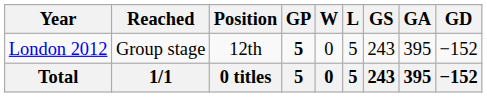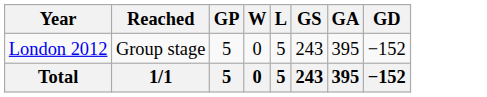- column: (246, 19)
(299, 48) bold -> (227, 48) normal
